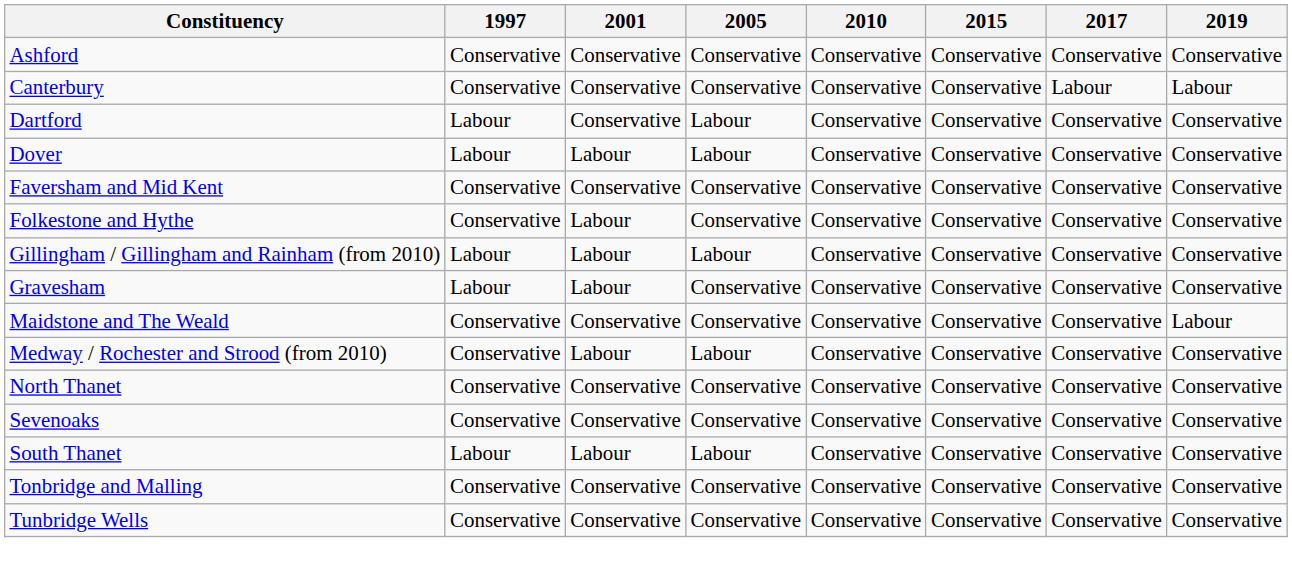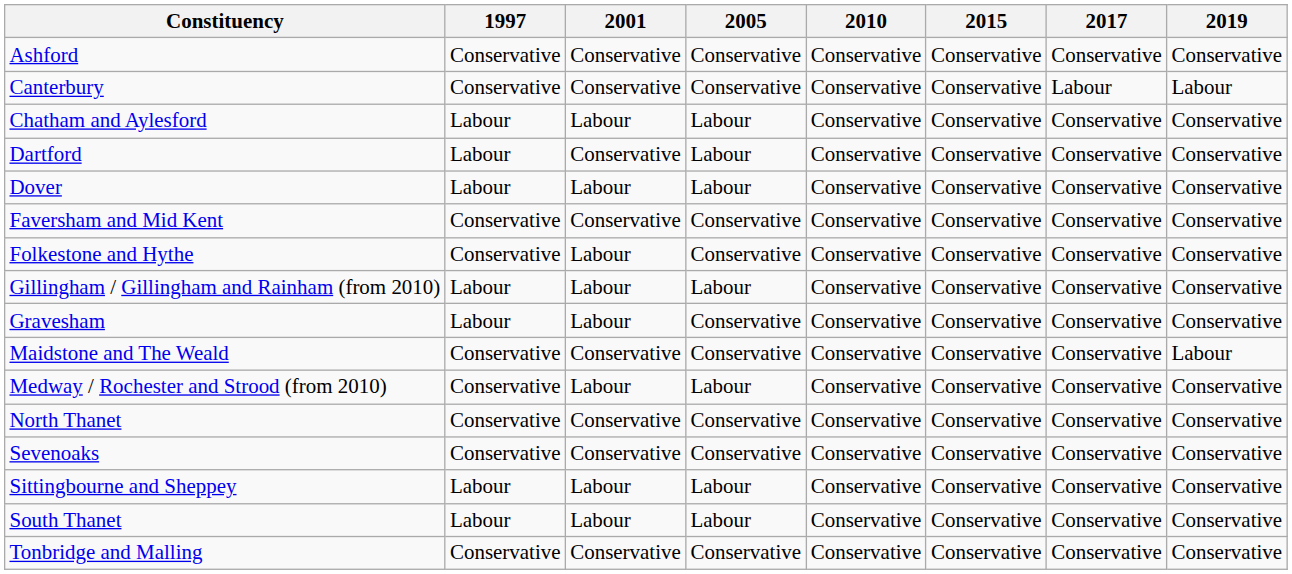+ row: (108, 120)
+ row: (123, 486)
- row: (79, 519)
